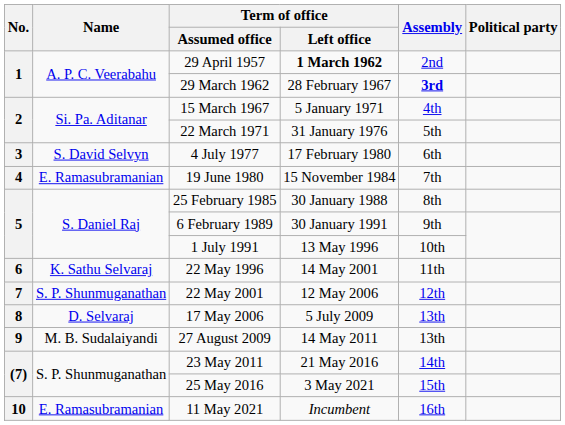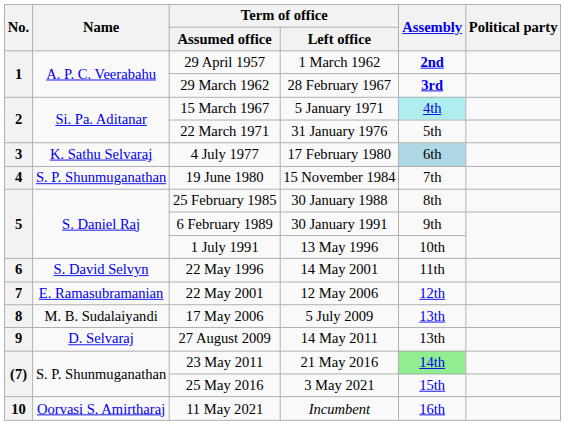(339, 62) bold -> (339, 62) normal
(432, 62) normal -> (432, 62) bold
(432, 108) no background -> (432, 108) paleturquoise background
(101, 154) S. David Selvyn -> (101, 154) K. Sathu Selvaraj
(432, 154) no background -> (432, 154) lightblue background
(101, 177) E. Ramasubramanian -> (101, 177) S. P. Shunmuganathan
(101, 270) K. Sathu Selvaraj -> (101, 270) S. David Selvyn
(101, 293) S. P. Shunmuganathan -> (101, 293) E. Ramasubramanian
(101, 316) D. Selvaraj -> (101, 316) M. B. Sudalaiyandi
(101, 339) M. B. Sudalaiyandi -> (101, 339) D. Selvaraj
(432, 362) no background -> (432, 362) lightgreen background
(101, 408) E. Ramasubramanian -> (101, 408) Oorvasi S. Amirtharaj
